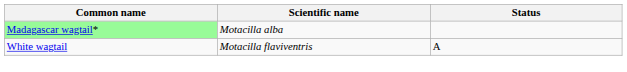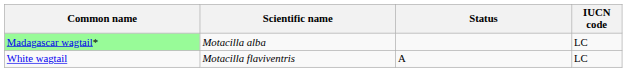+ column: (597, 19)
